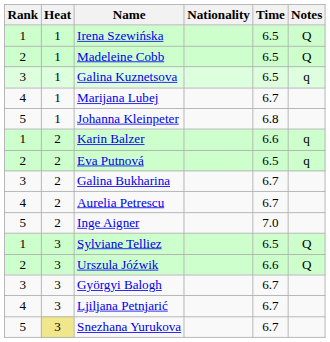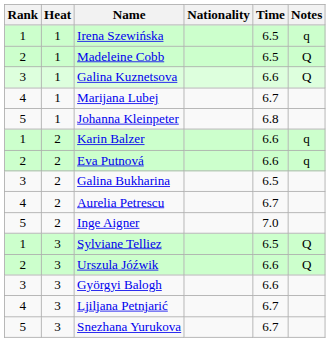(307, 35) Q -> (307, 35) q
(270, 77) 6.5 -> (270, 77) 6.6
(307, 77) q -> (307, 77) Q
(270, 160) 6.5 -> (270, 160) 6.6
(270, 181) 6.7 -> (270, 181) 6.5
(270, 285) 6.7 -> (270, 285) 6.6
(58, 327) khaki background -> (58, 327) no background
